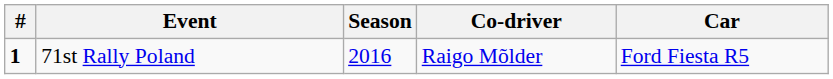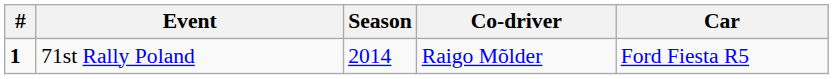(370, 55) 2016 -> (370, 55) 2014
